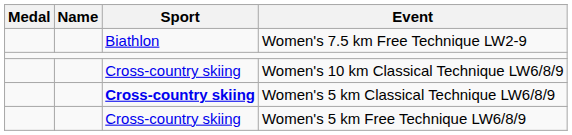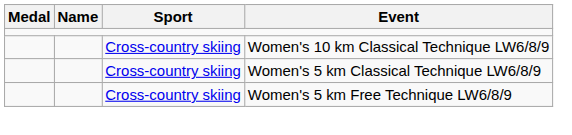- row: (394, 40)
(180, 95) bold -> (173, 71) normal
